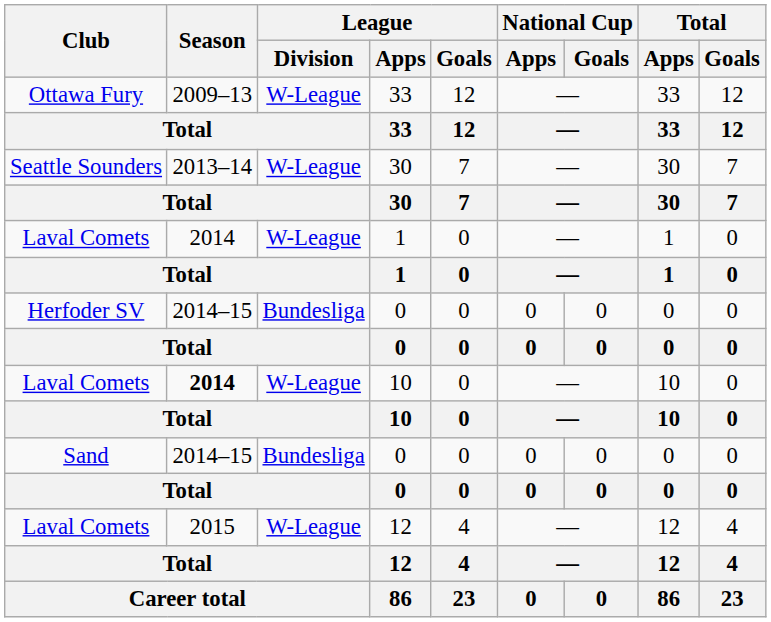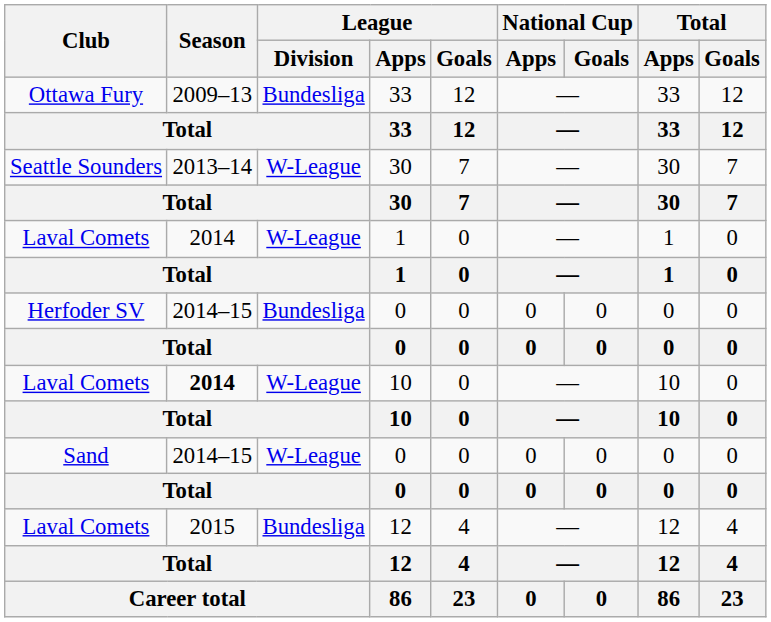(314, 94) W-League -> (314, 94) Bundesliga
(314, 454) Bundesliga -> (314, 454) W-League
(314, 526) W-League -> (314, 526) Bundesliga
